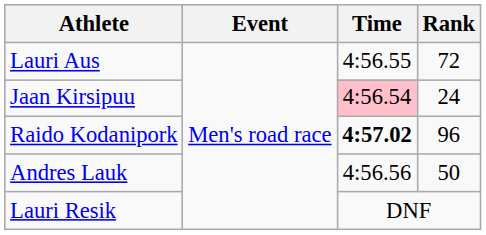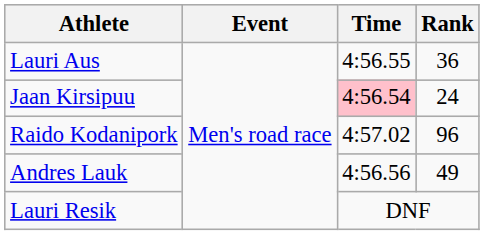(449, 60) 72 -> (448, 60) 36
(377, 135) bold -> (376, 135) normal
(449, 172) 50 -> (448, 172) 49
